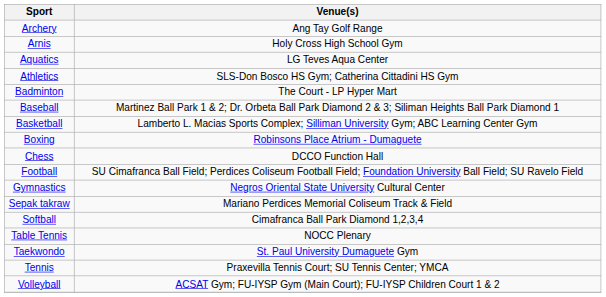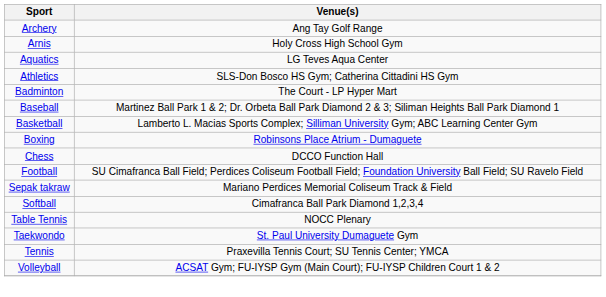- row: (39, 188)
